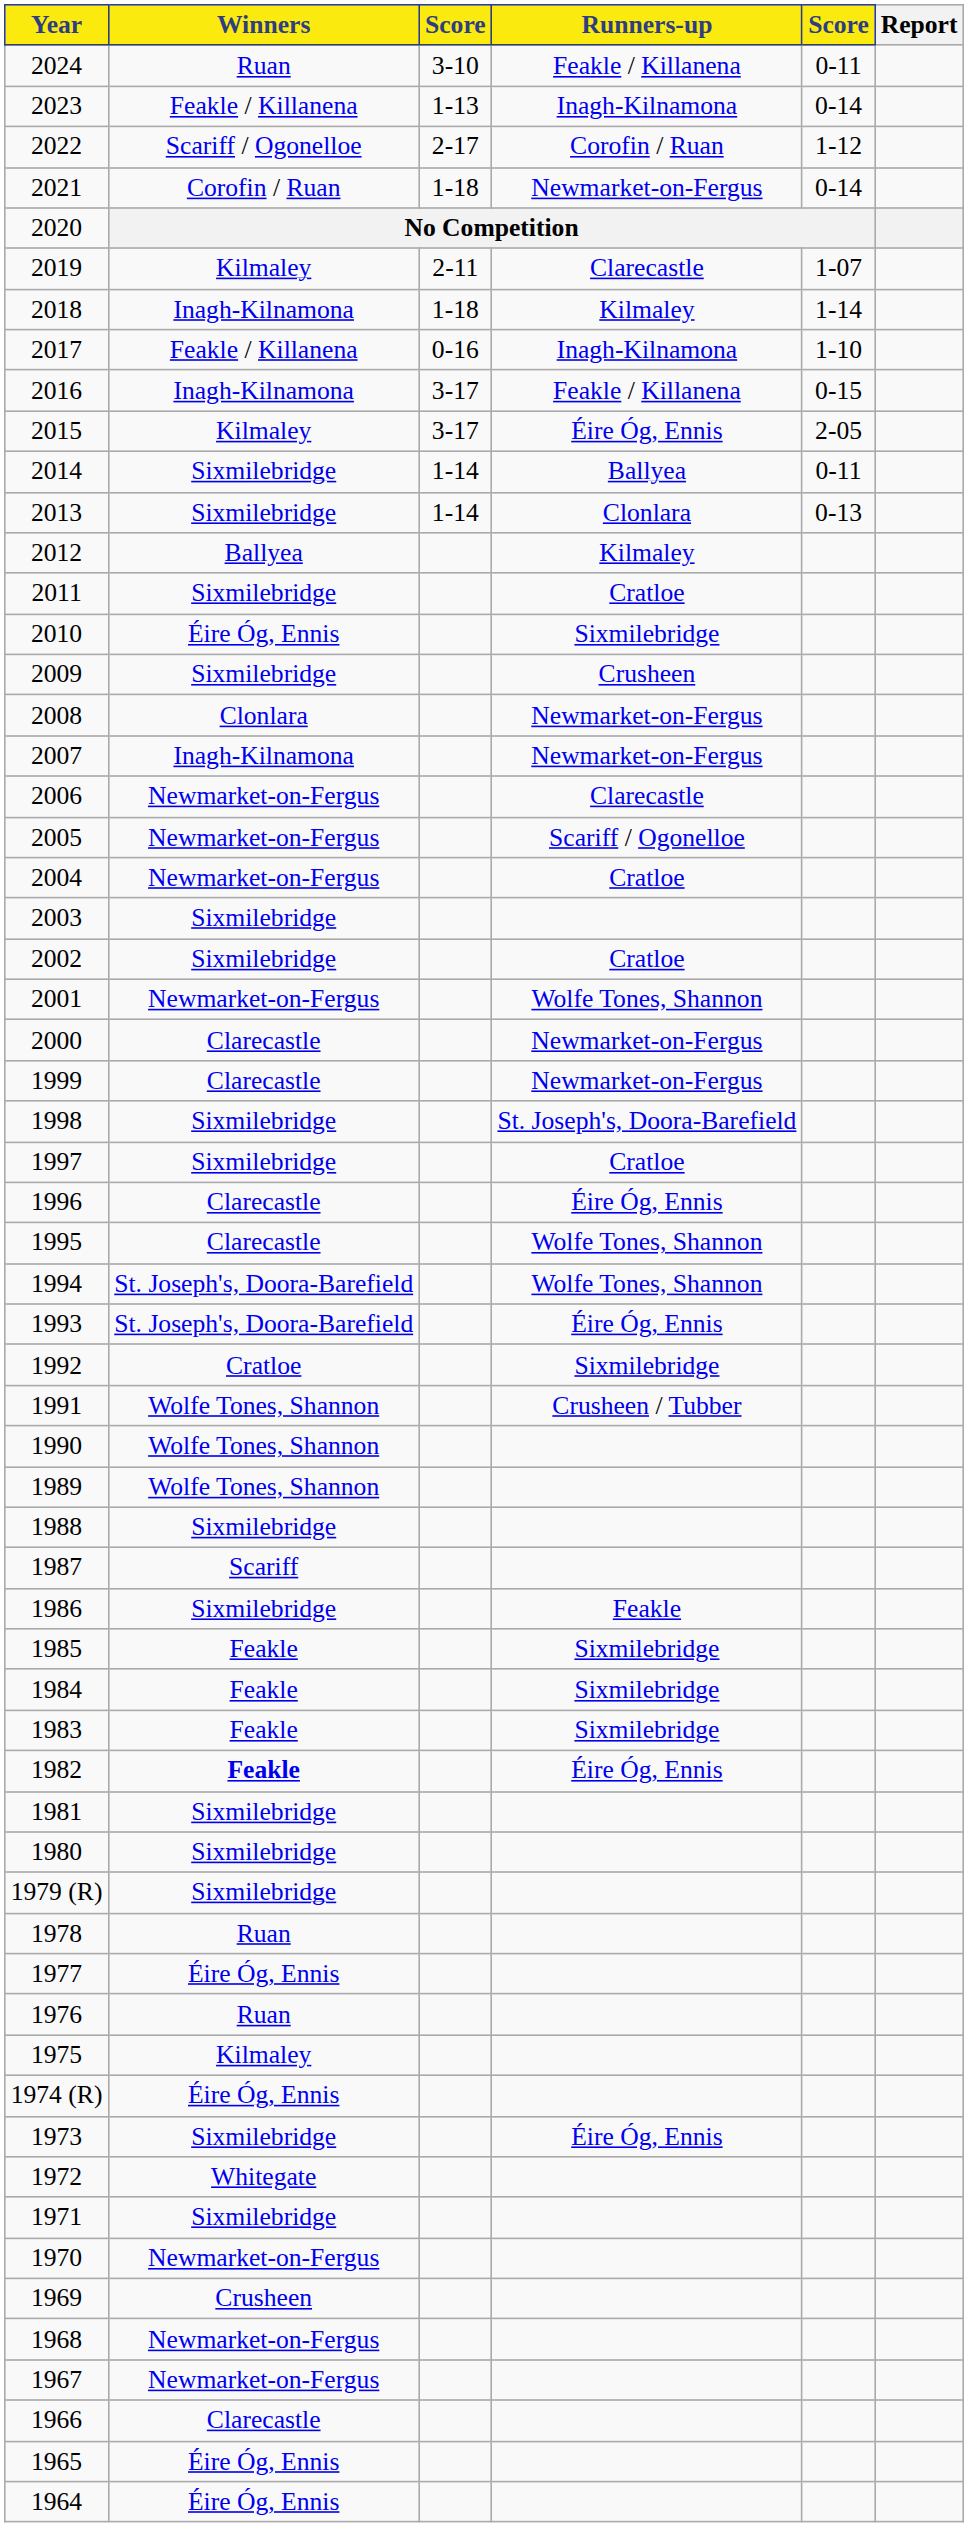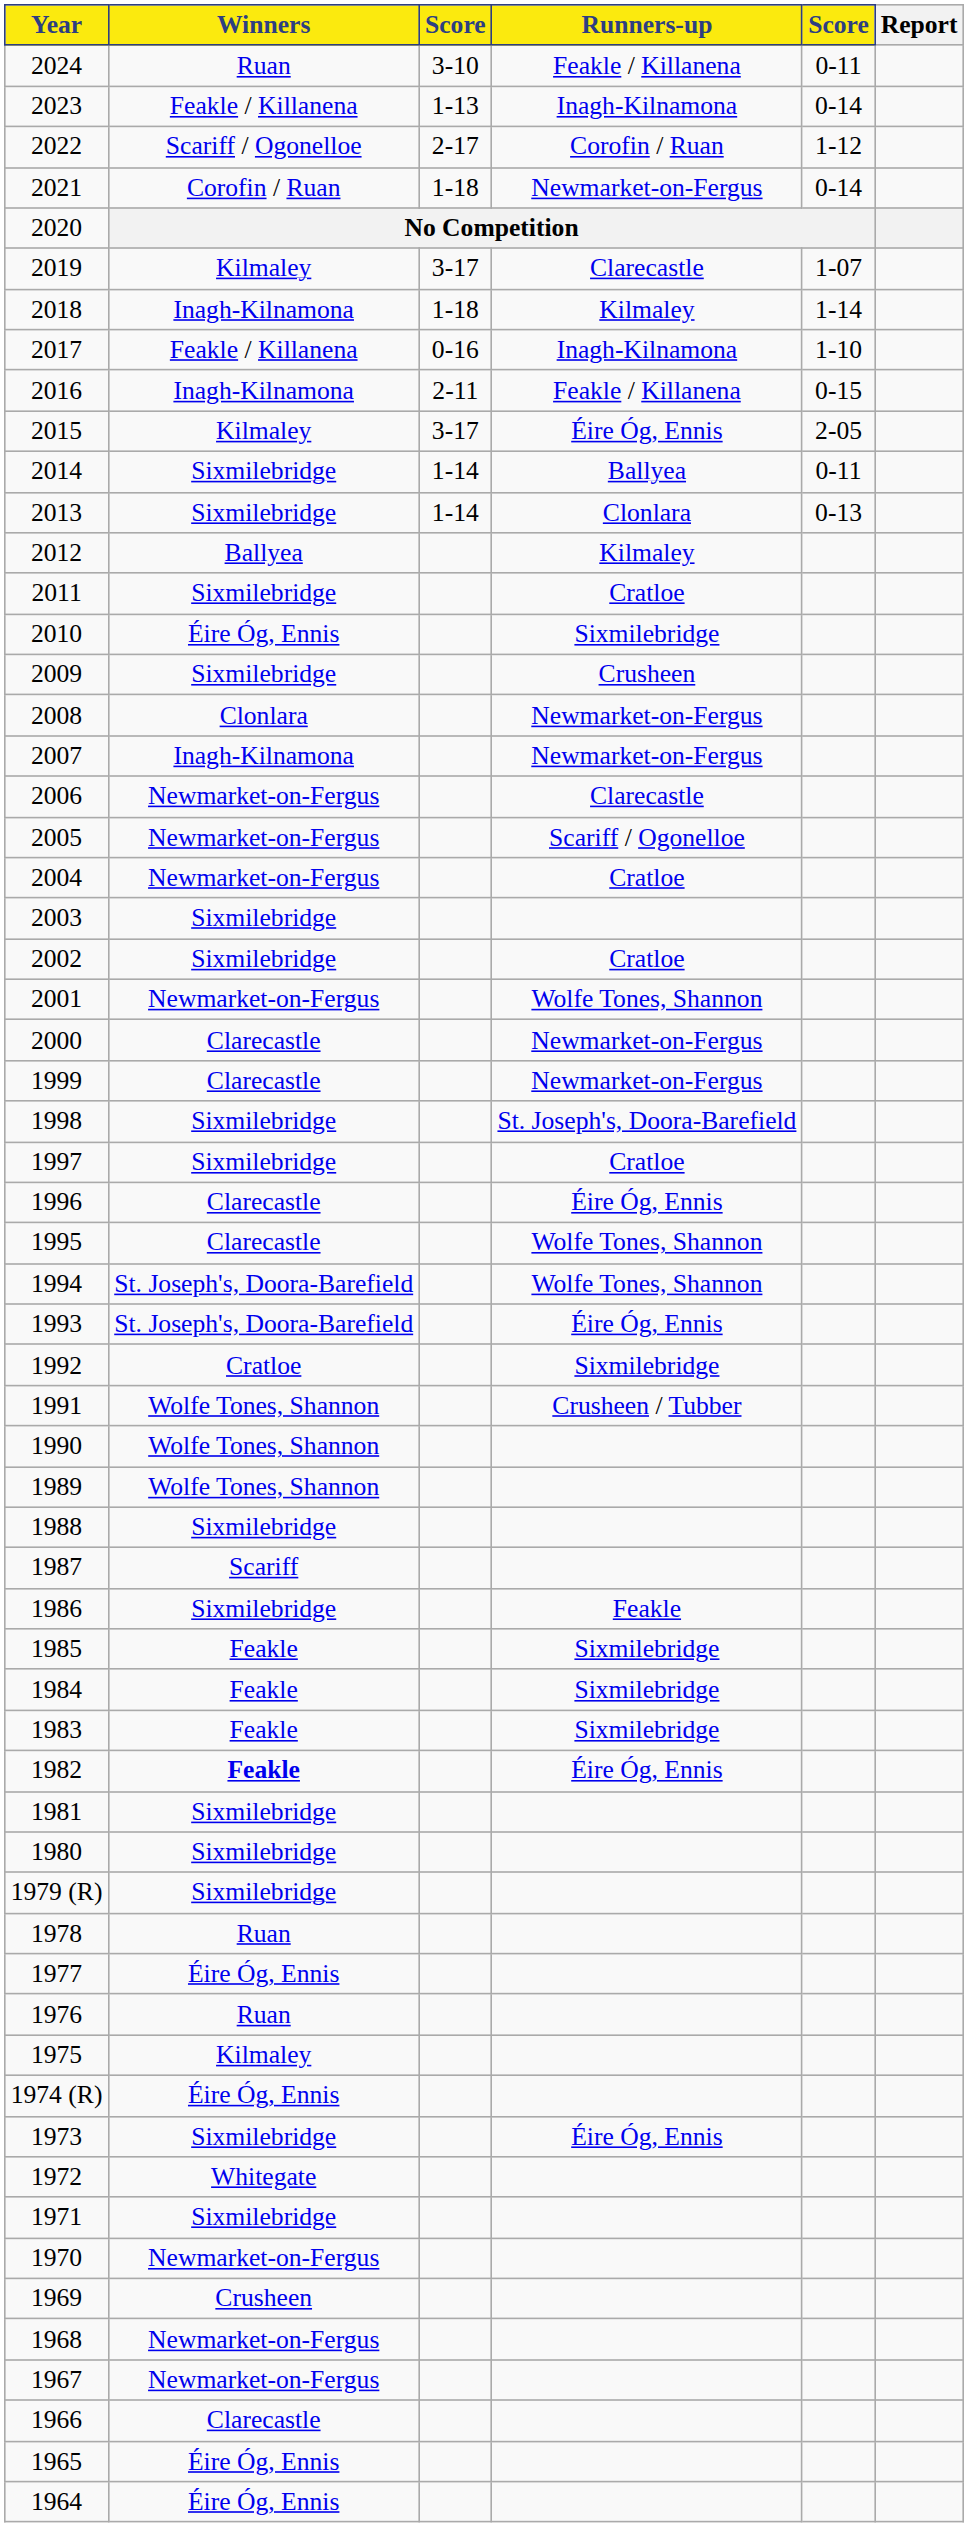(455, 268) 2-11 -> (455, 268) 3-17
(455, 390) 3-17 -> (455, 390) 2-11
